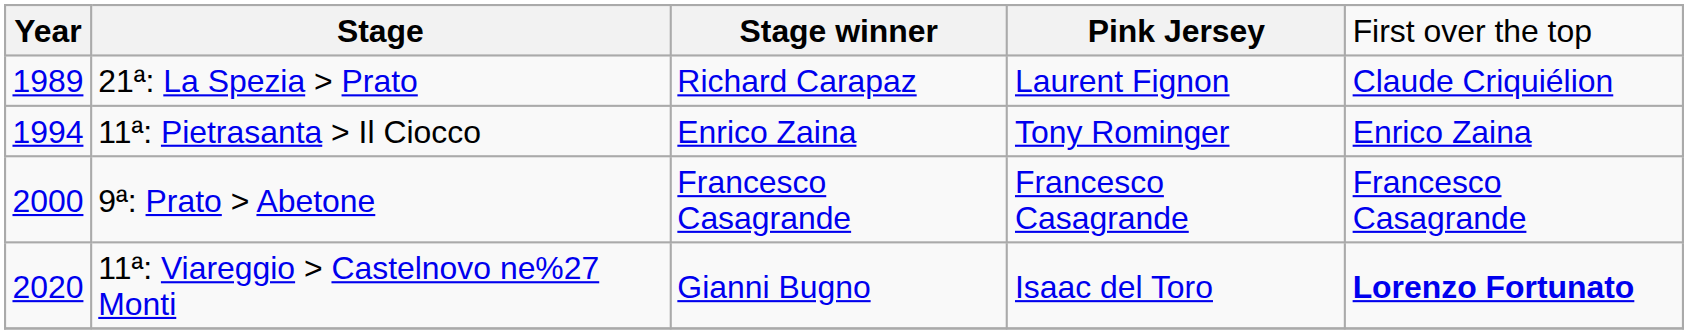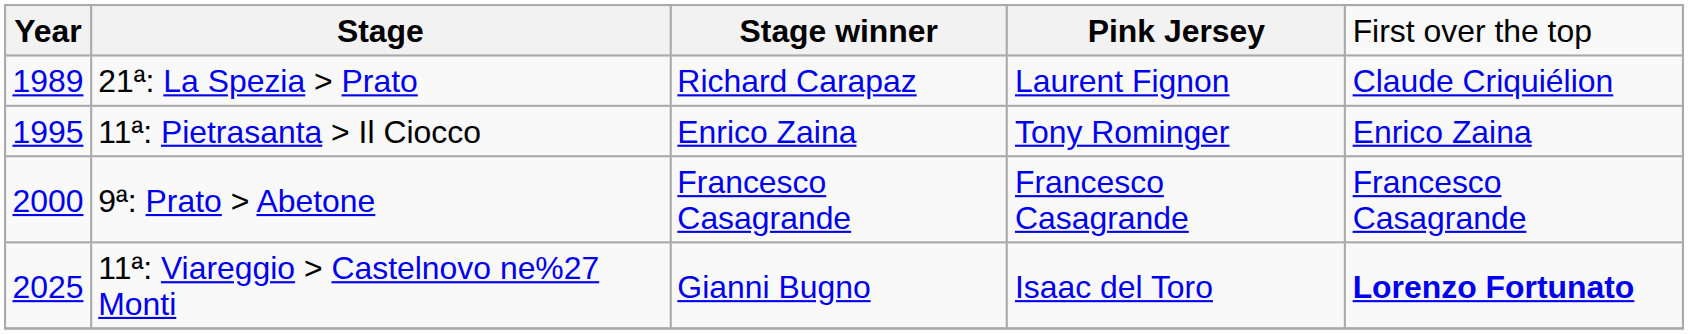(48, 132) 1994 -> (48, 132) 1995
(48, 286) 2020 -> (48, 286) 2025
